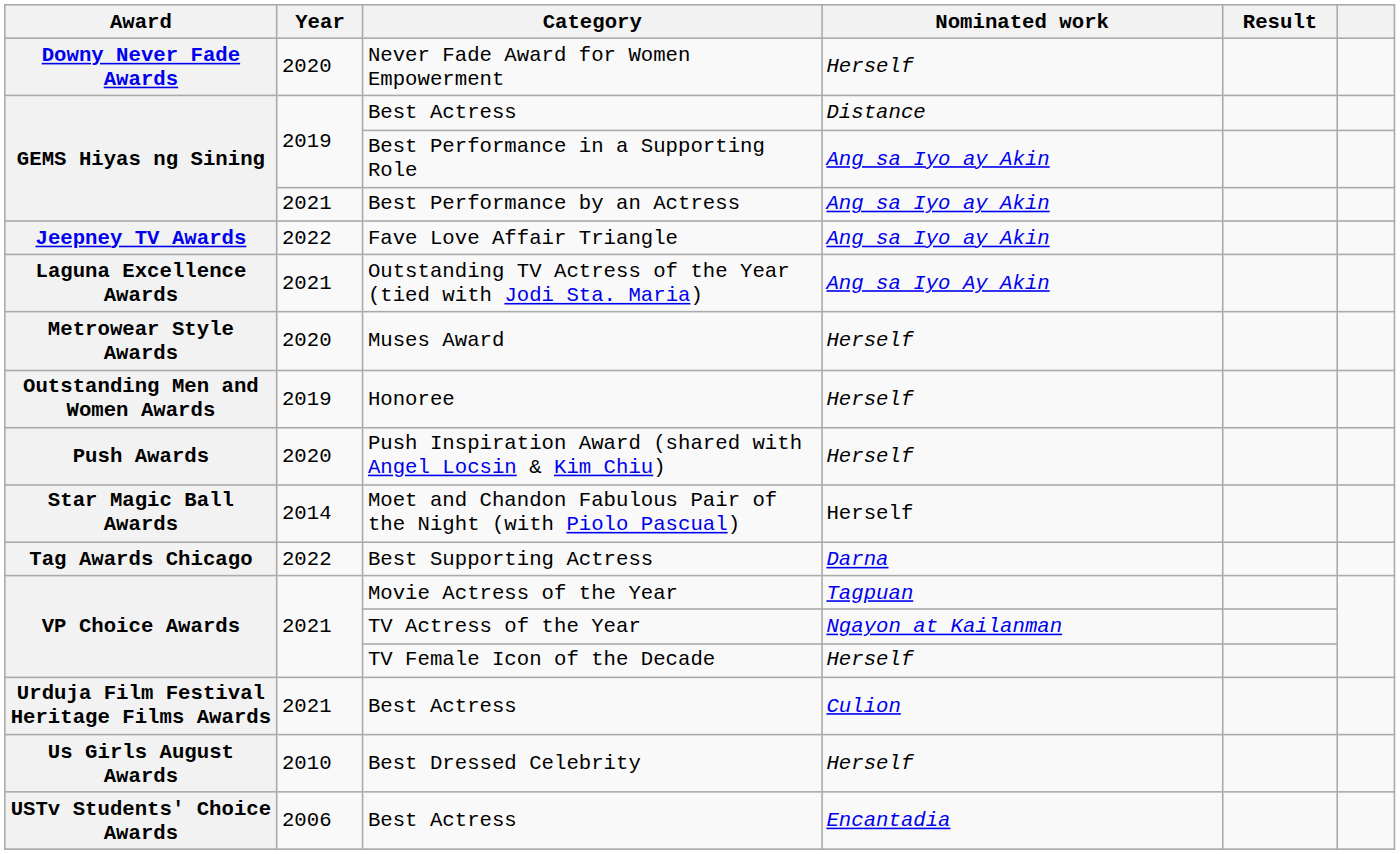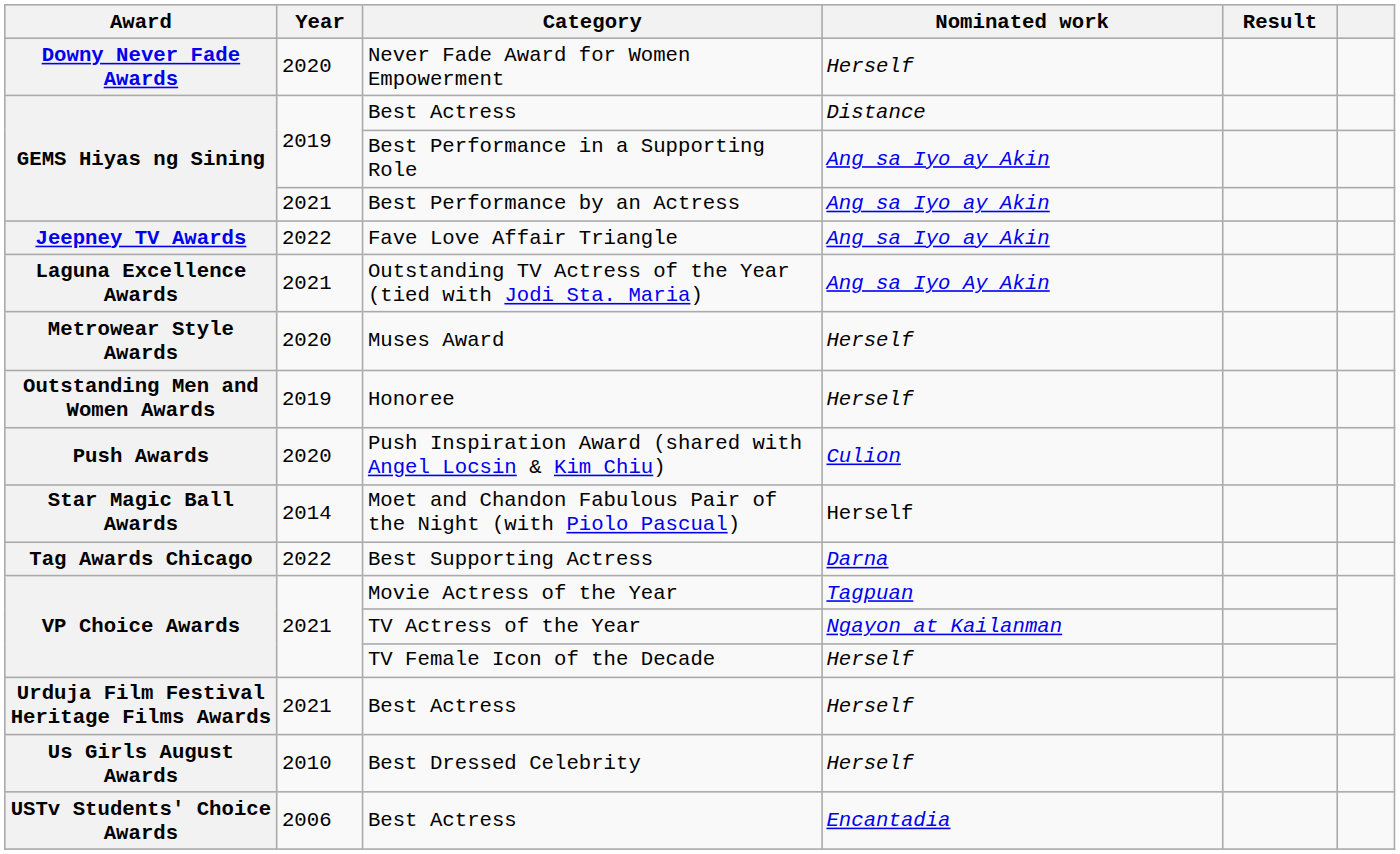(870, 456) Herself -> (864, 456) Culion
(864, 706) Culion -> (870, 706) Herself
